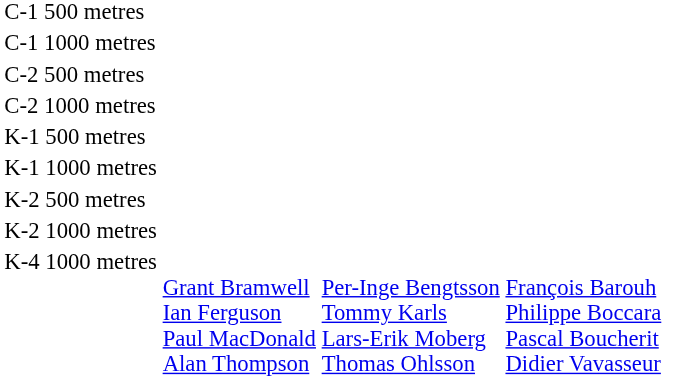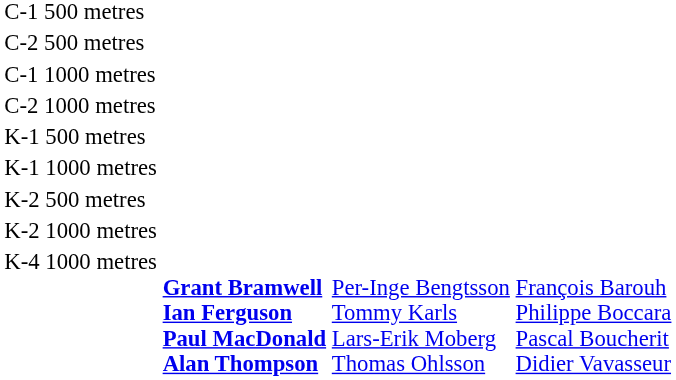rows swapped: (80, 43) <-> (74, 74)
(239, 325) normal -> (244, 325) bold
